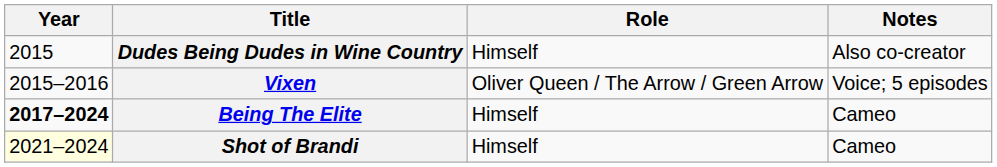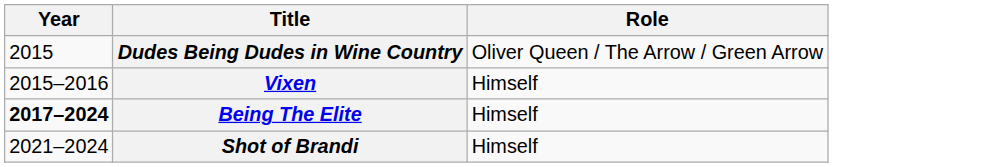- column: (910, 20)
(505, 51) Himself -> (647, 51) Oliver Queen / The Arrow / Green Arrow
(647, 83) Oliver Queen / The Arrow / Green Arrow -> (505, 83) Himself
(59, 146) lightyellow background -> (59, 146) no background
